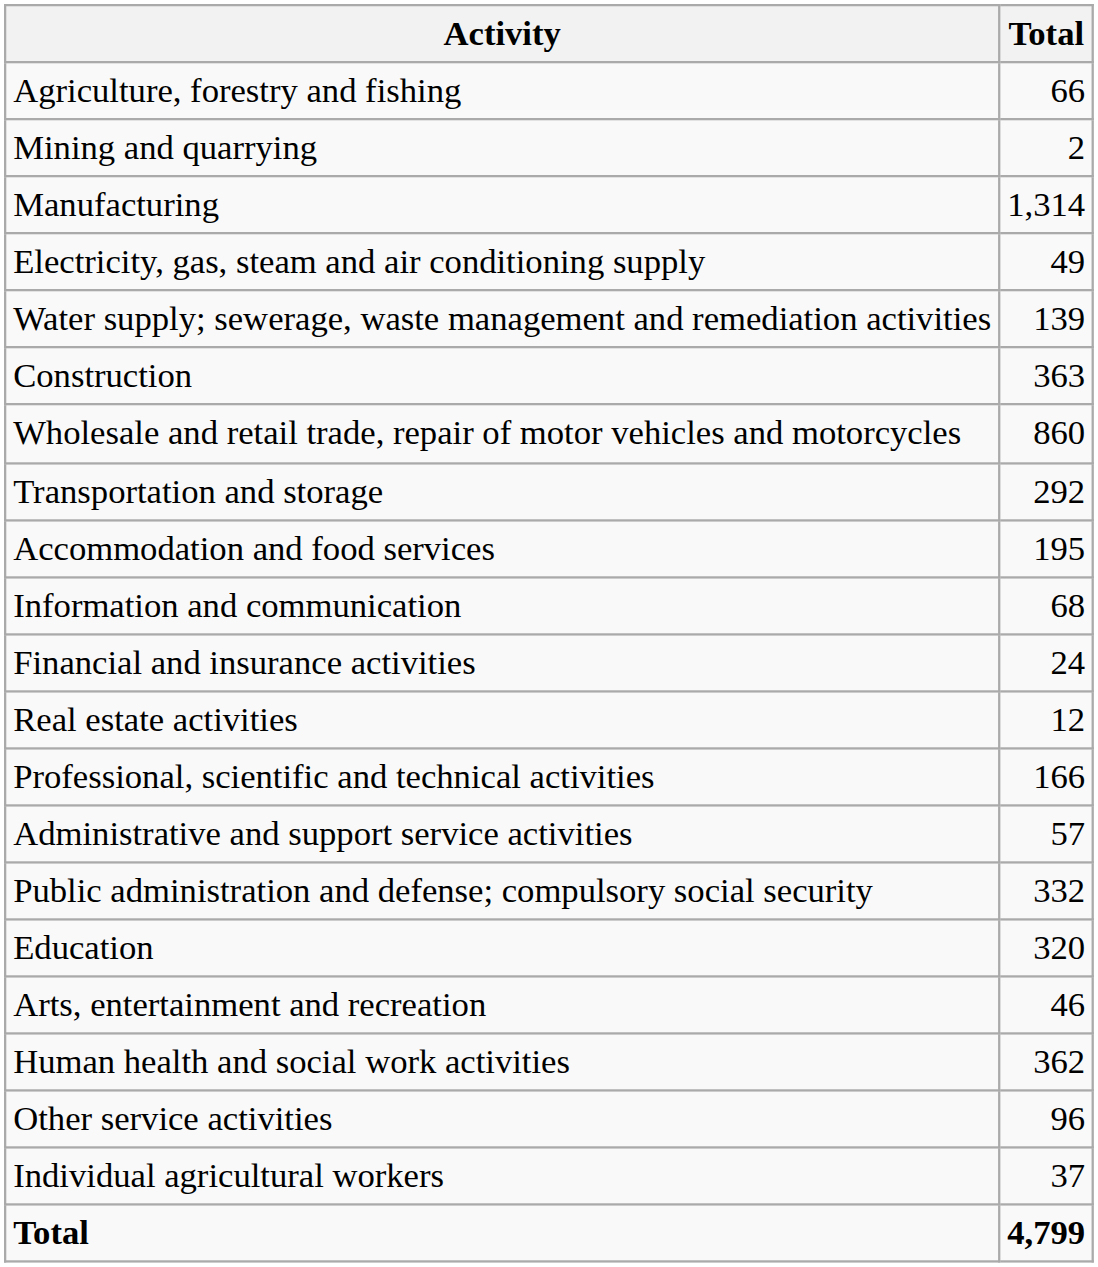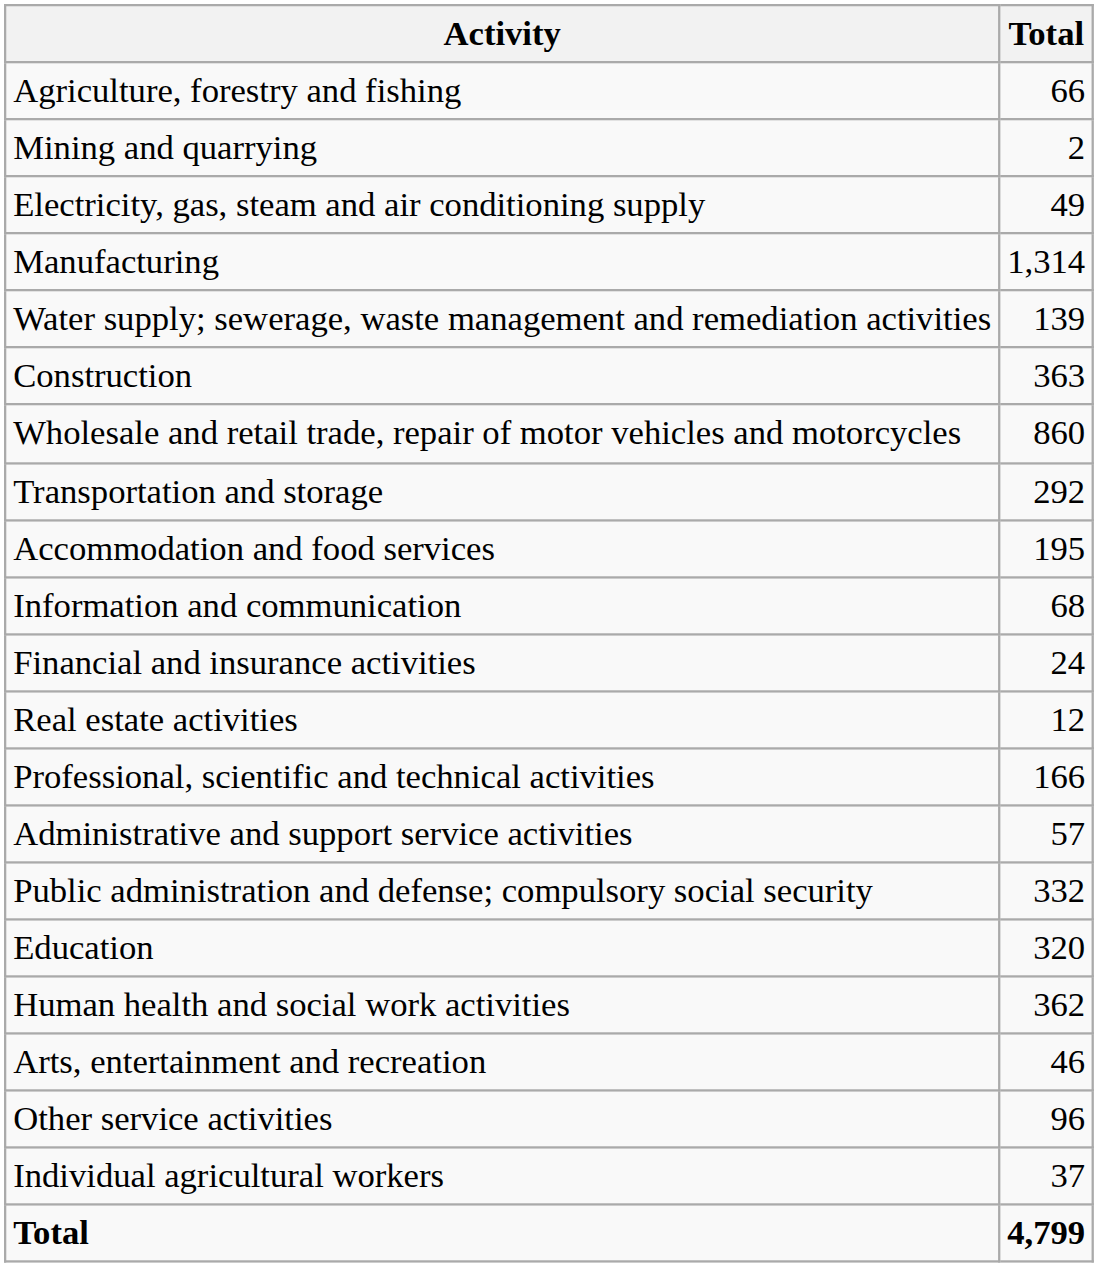rows swapped: (116, 204) <-> (359, 261)
rows swapped: (292, 1061) <-> (250, 1004)
